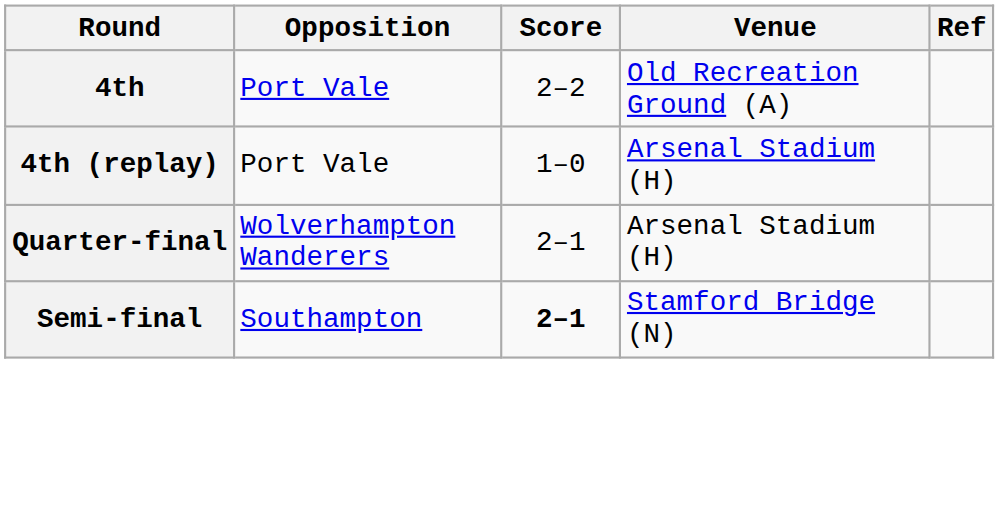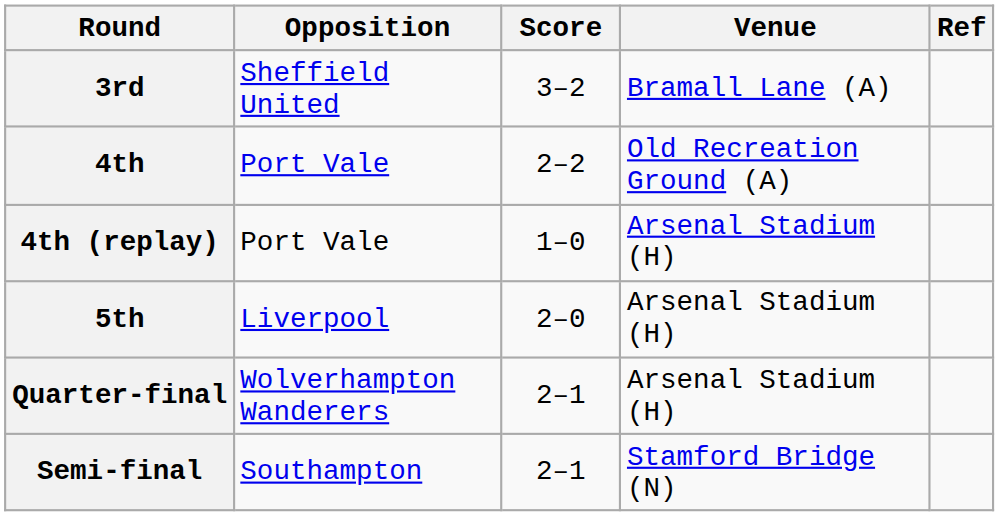+ row: (120, 89)
+ row: (120, 319)
(561, 319) bold -> (561, 472) normal
